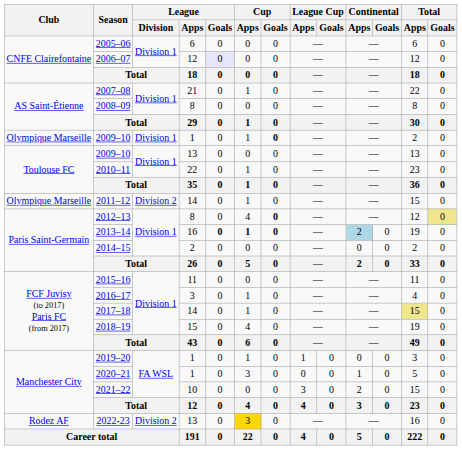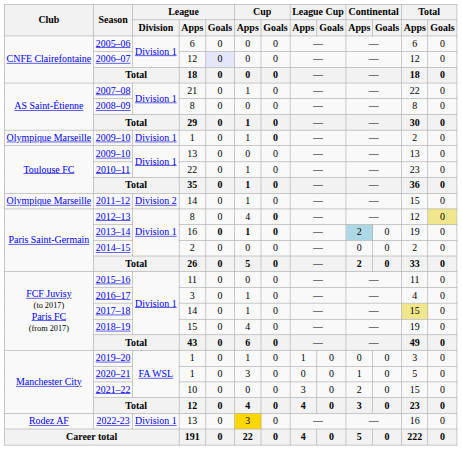(156, 421) Division 2 -> (156, 421) Division 1
